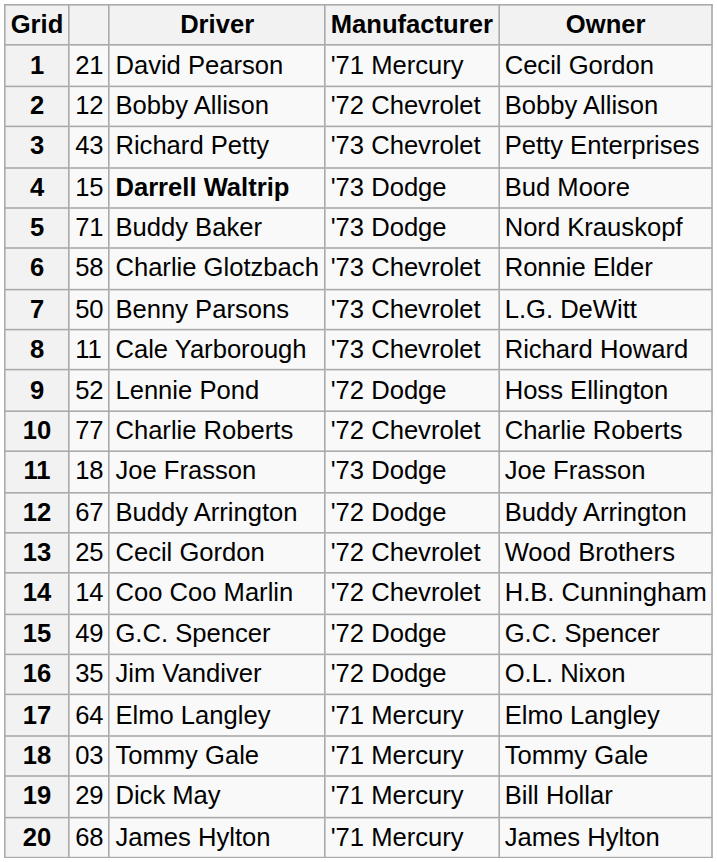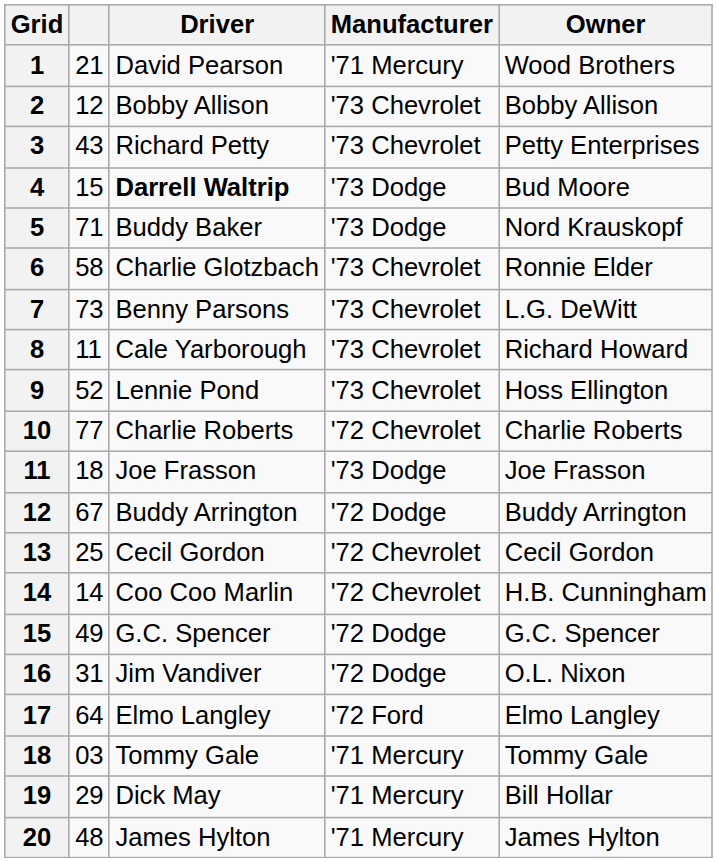(579, 65) Cecil Gordon -> (590, 65) Wood Brothers
(406, 106) '72 Chevrolet -> (406, 106) '73 Chevrolet
(89, 308) 50 -> (89, 308) 73
(389, 390) '72 Dodge -> (406, 390) '73 Chevrolet
(590, 552) Wood Brothers -> (579, 552) Cecil Gordon
(89, 674) 35 -> (89, 674) 31
(397, 715) '71 Mercury -> (377, 715) '72 Ford
(89, 836) 68 -> (89, 836) 48
